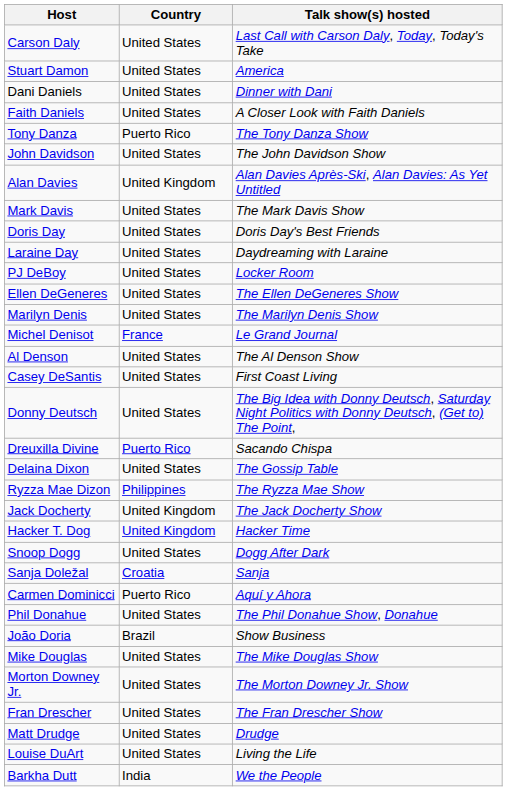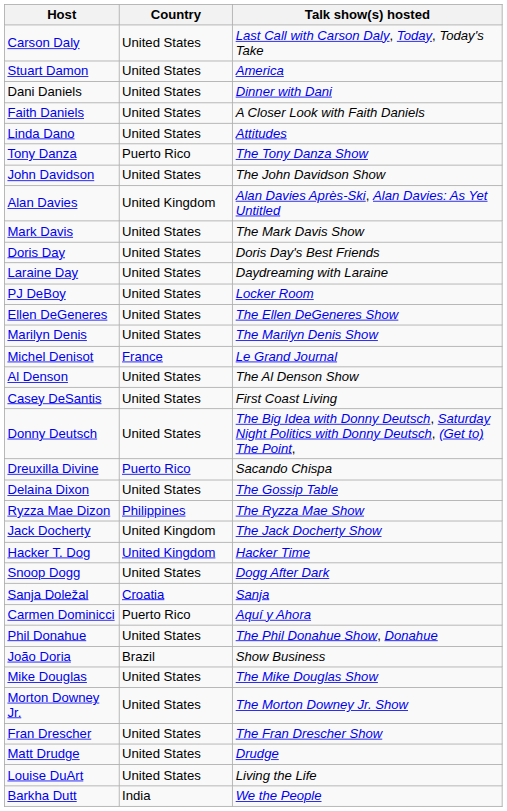+ row: (41, 133)
